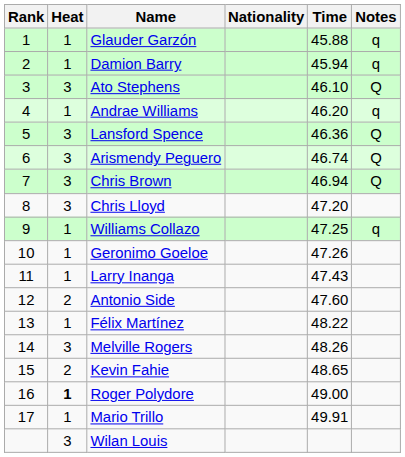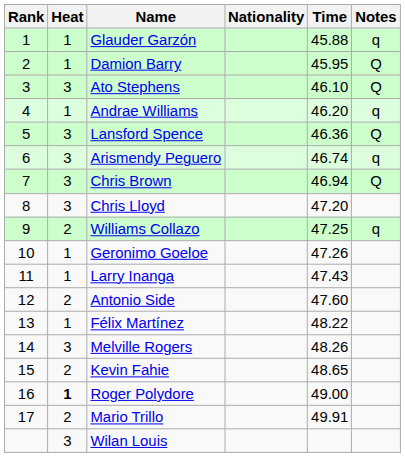(330, 64) 45.94 -> (330, 64) 45.95
(376, 64) q -> (376, 64) Q
(376, 158) Q -> (376, 158) q
(67, 229) 1 -> (67, 229) 2
(67, 417) 1 -> (67, 417) 2
